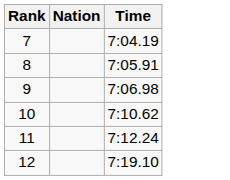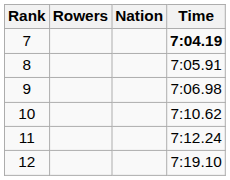+ column: (80, 16)
(133, 41) normal -> (196, 41) bold
